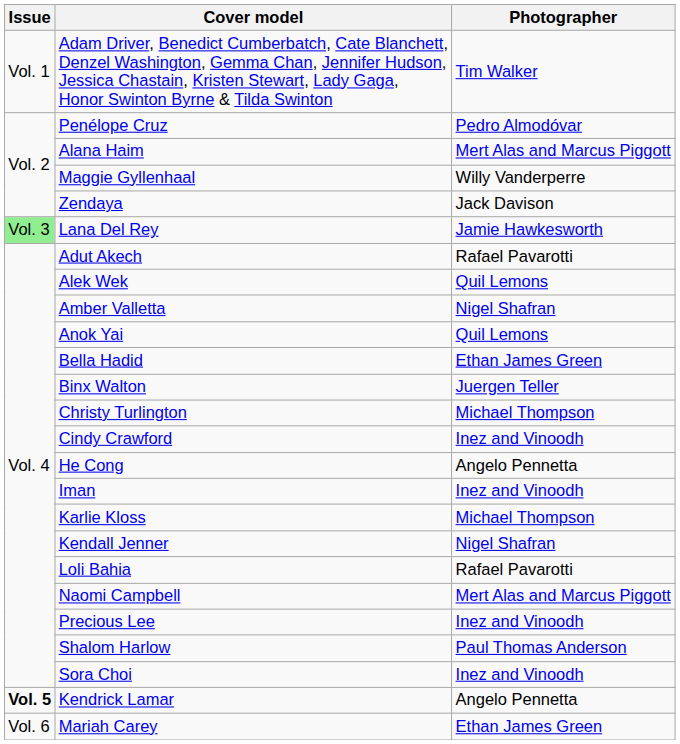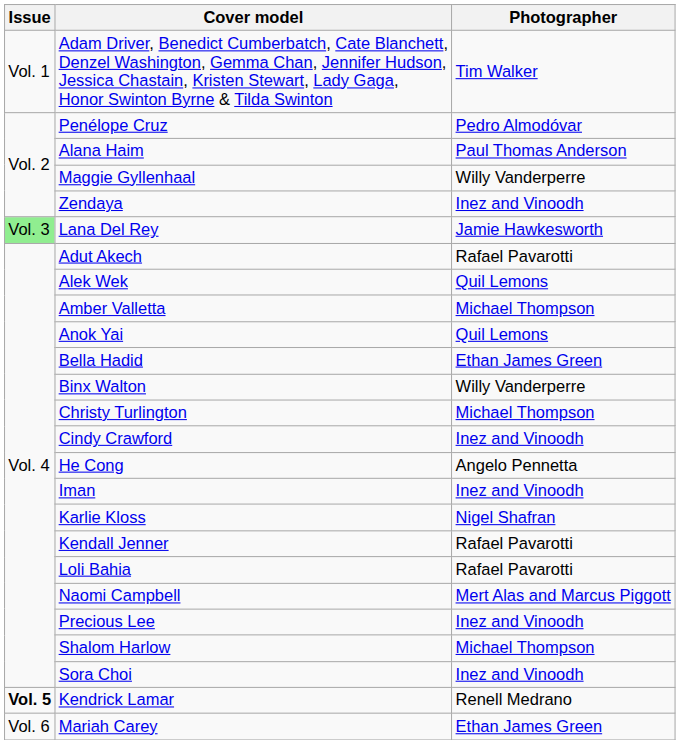(563, 151) Mert Alas and Marcus Piggott -> (541, 151) Paul Thomas Anderson
(505, 203) Jack Davison -> (520, 203) Inez and Vinoodh
(506, 308) Nigel Shafran -> (525, 308) Michael Thompson
(507, 386) Juergen Teller -> (520, 386) Willy Vanderperre
(525, 517) Michael Thompson -> (506, 517) Nigel Shafran
(506, 543) Nigel Shafran -> (514, 543) Rafael Pavarotti
(541, 648) Paul Thomas Anderson -> (525, 648) Michael Thompson
(517, 700) Angelo Pennetta -> (514, 700) Renell Medrano
